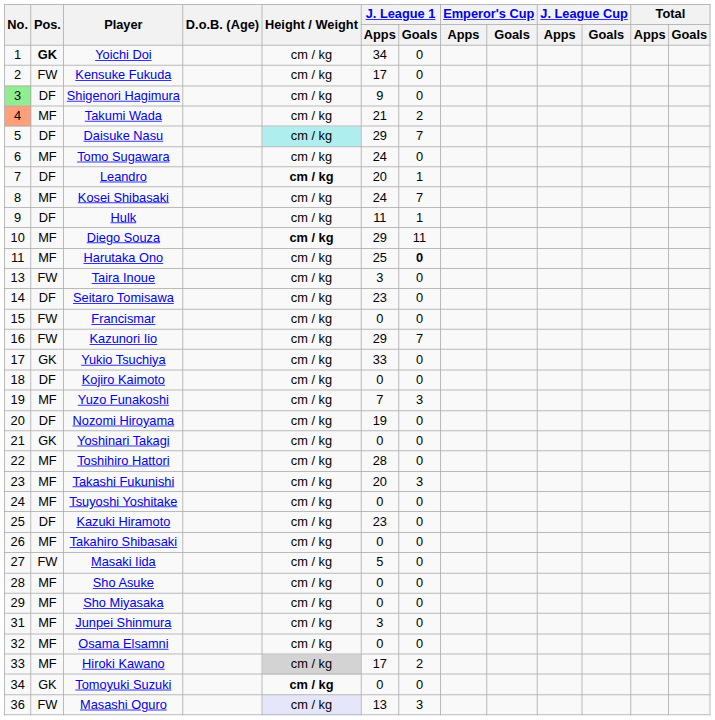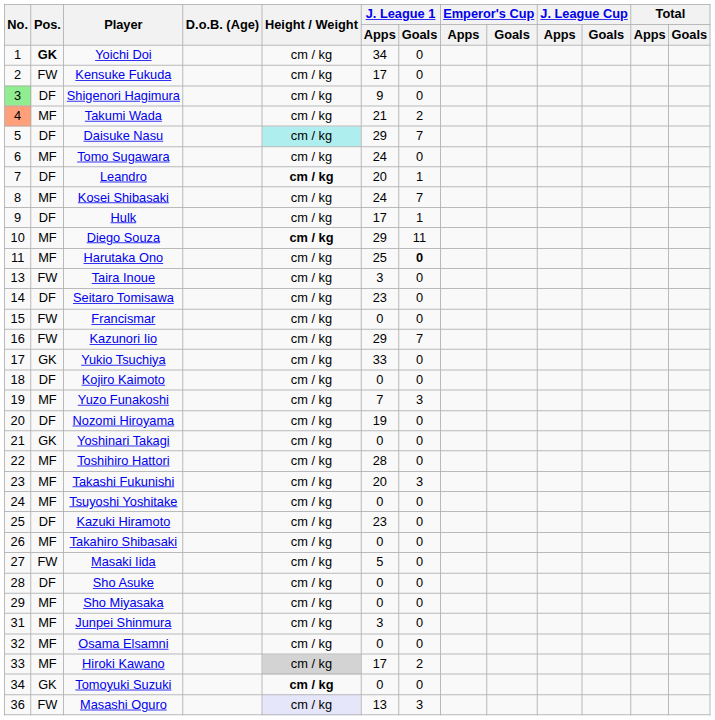(380, 217) 11 -> (380, 217) 17
(47, 583) MF -> (47, 583) DF
